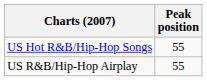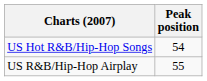(178, 47) 55 -> (178, 47) 54
